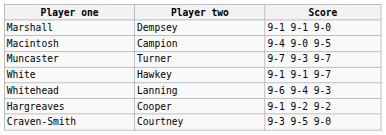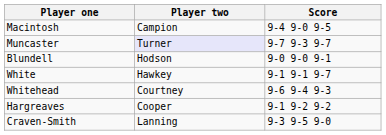- row: (30, 28)
(154, 59) no background -> (154, 44) lavender background
+ row: (30, 59)
(157, 91) Lanning -> (160, 91) Courtney
(160, 122) Courtney -> (157, 122) Lanning
